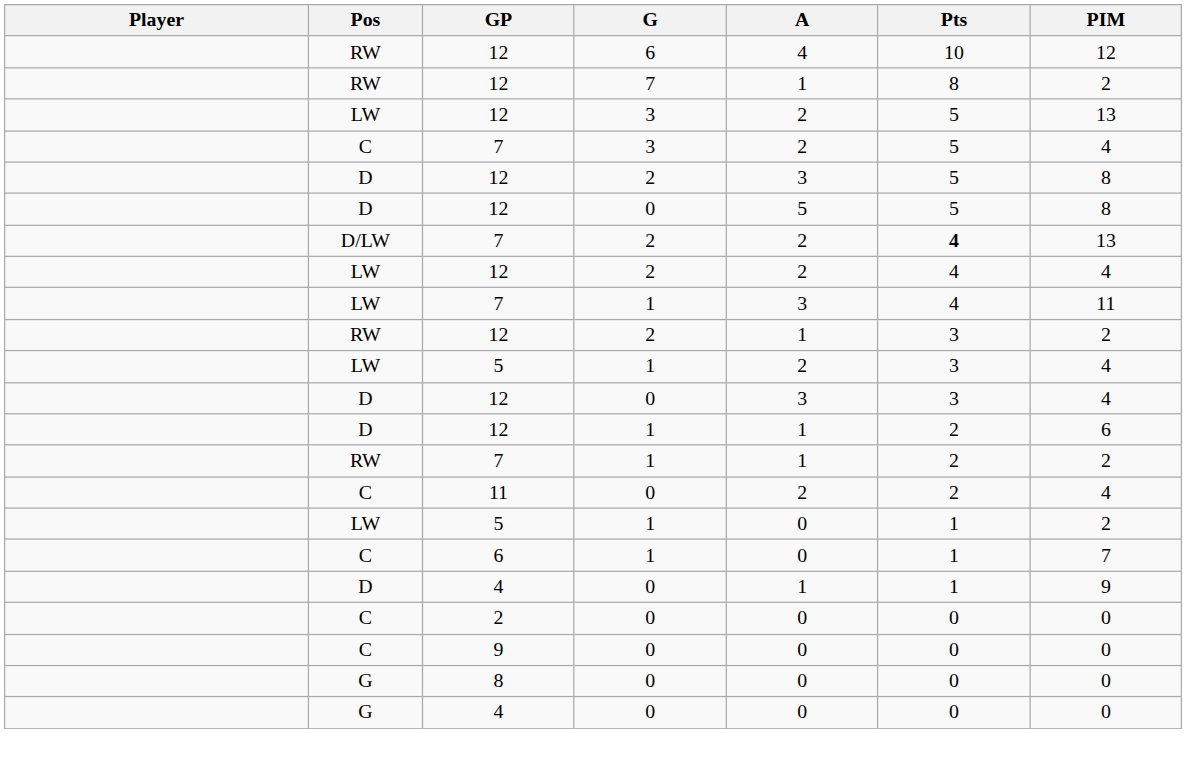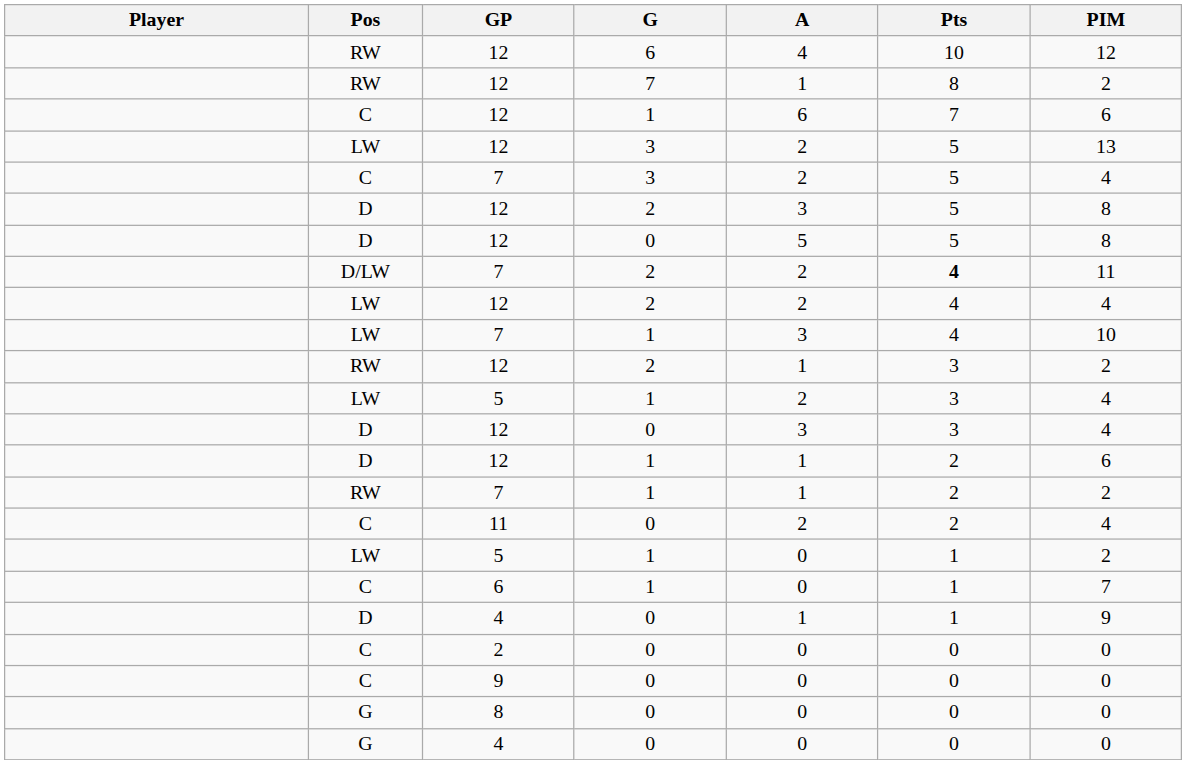+ row: (365, 114)
(1106, 240) 13 -> (1106, 271) 11
(1106, 303) 11 -> (1106, 334) 10
